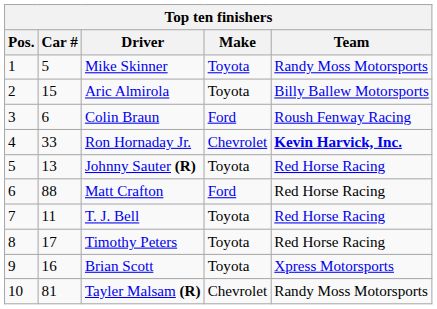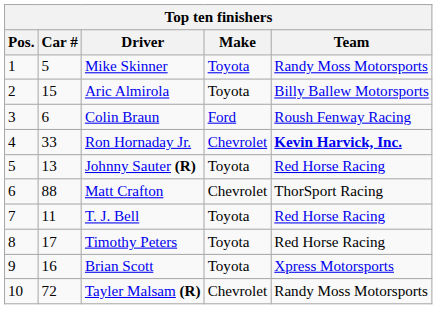(222, 191) Ford -> (237, 191) Chevrolet
(330, 191) Red Horse Racing -> (329, 191) ThorSport Racing
(49, 291) 81 -> (49, 291) 72
